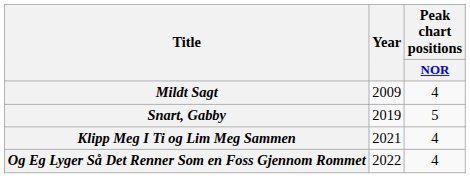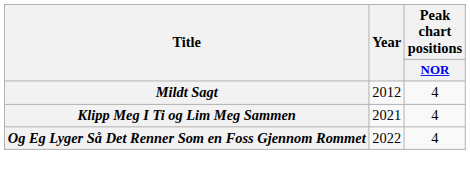(387, 92) 2009 -> (387, 92) 2012
- row: (187, 115)
